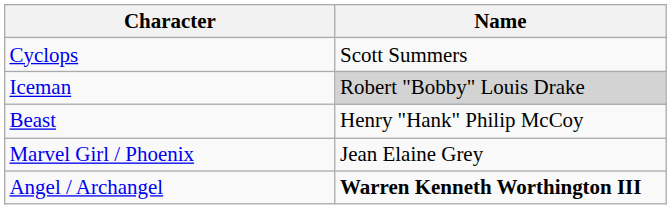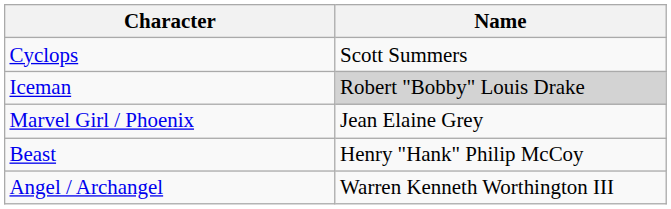rows swapped: (33, 120) <-> (102, 154)
(491, 187) bold -> (477, 187) normal
